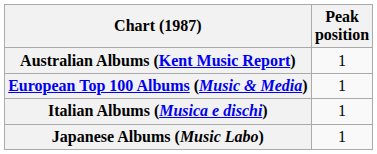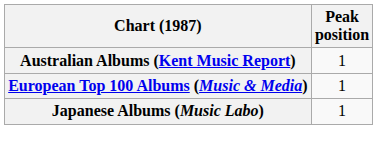- row: (158, 111)
